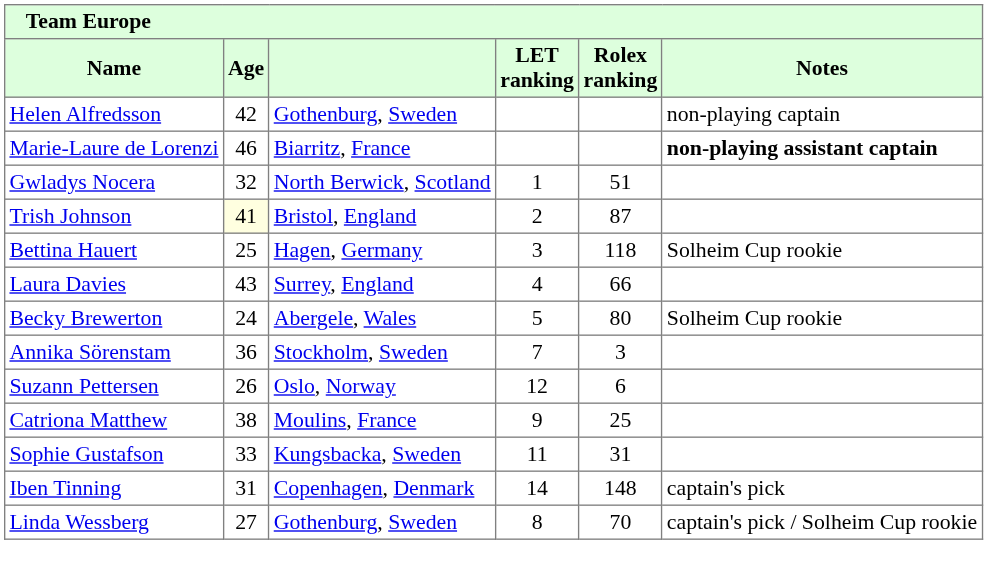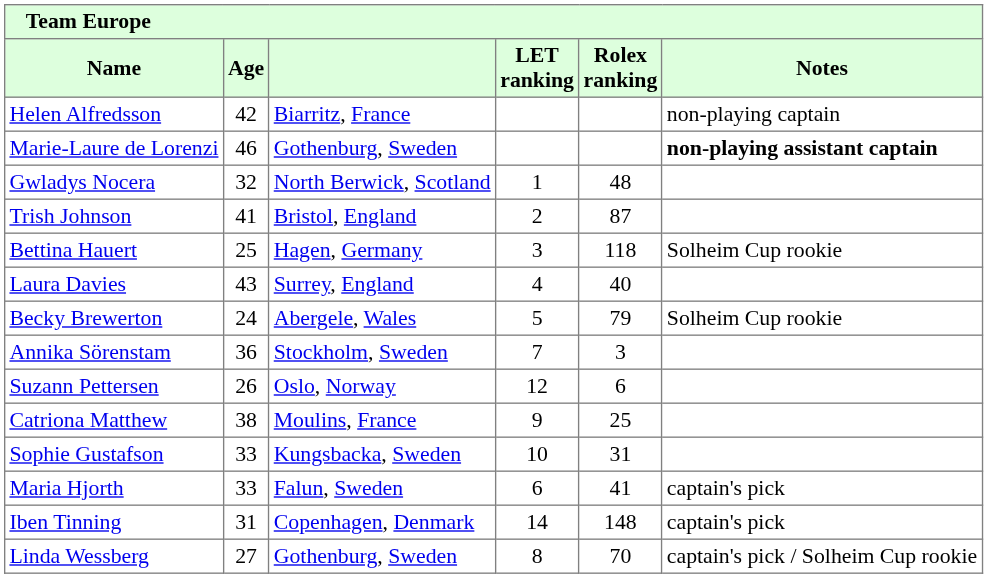(365, 113) Gothenburg, Sweden -> (342, 113) Biarritz, France
(342, 147) Biarritz, France -> (365, 147) Gothenburg, Sweden
(620, 181) 51 -> (620, 181) 48
(246, 215) lightyellow background -> (246, 215) no background
(620, 283) 66 -> (620, 283) 40
(620, 317) 80 -> (620, 317) 79
(537, 453) 11 -> (537, 453) 10
+ row: (67, 487)
